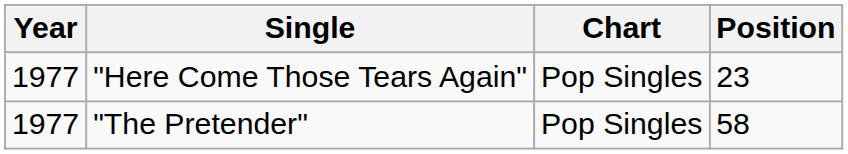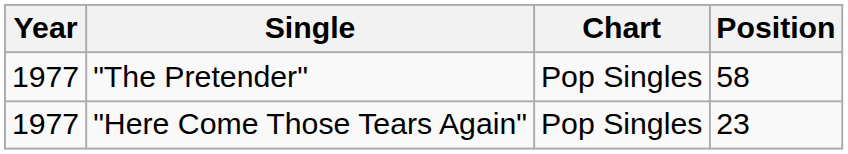rows swapped: (310, 76) <-> (201, 124)
